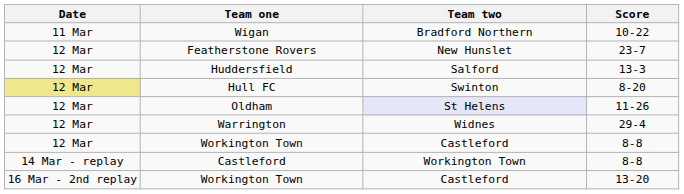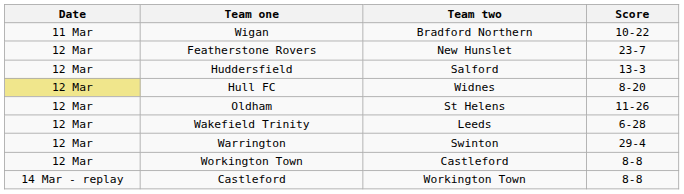(475, 87) Swinton -> (475, 87) Widnes
(475, 106) lavender background -> (475, 106) no background
+ row: (252, 124)
(475, 124) Widnes -> (475, 143) Swinton
- row: (252, 180)
